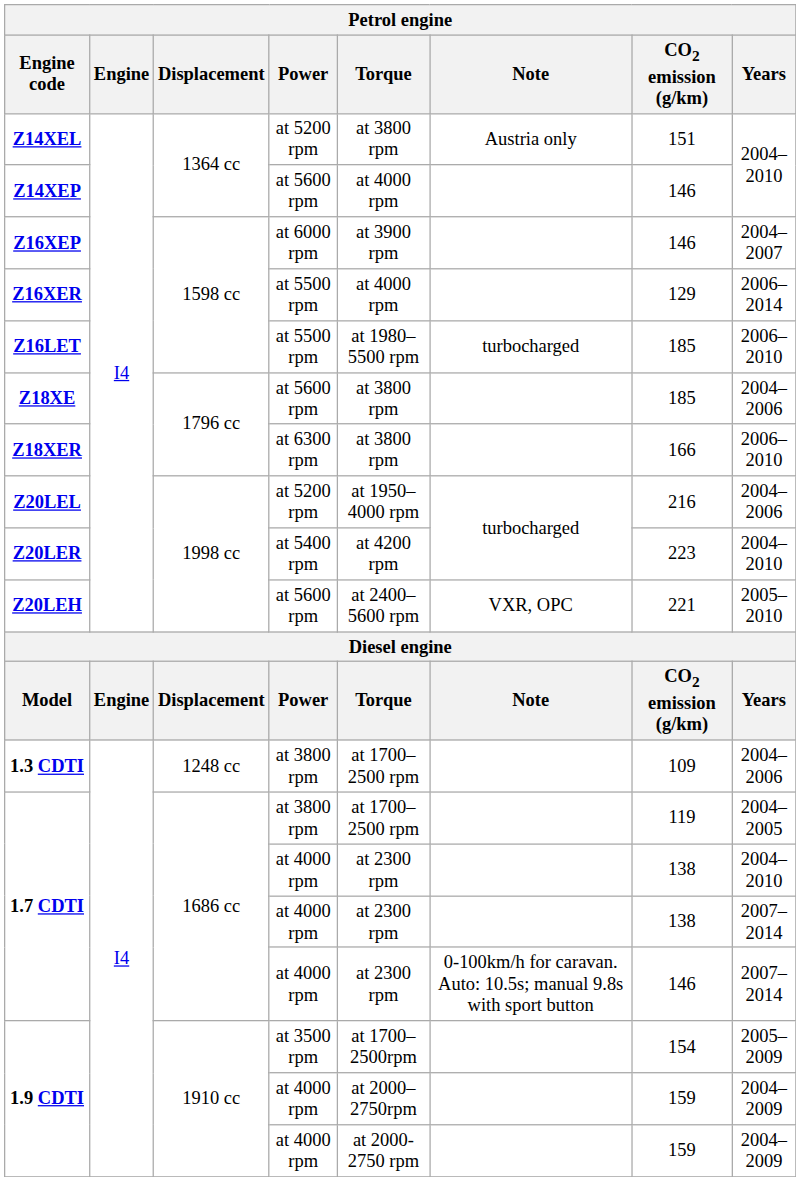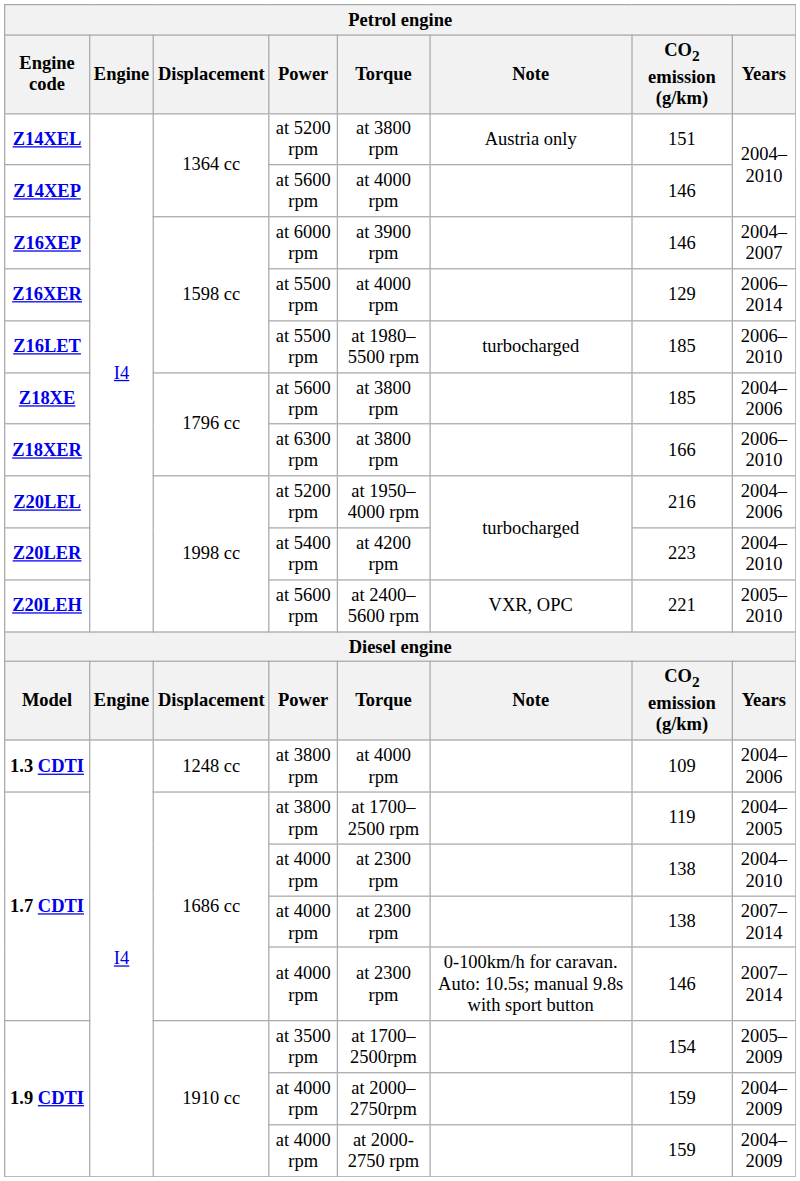(383, 765) at 1700–2500 rpm -> (383, 765) at 4000 rpm
